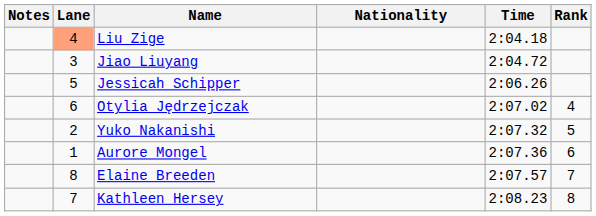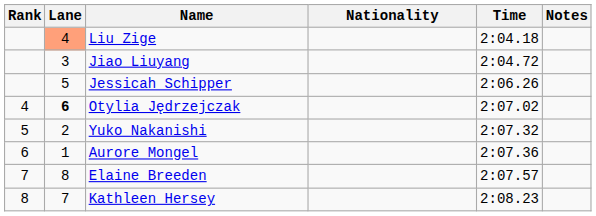columns swapped: (571, 16) <-> (29, 16)
(74, 108) normal -> (65, 108) bold
